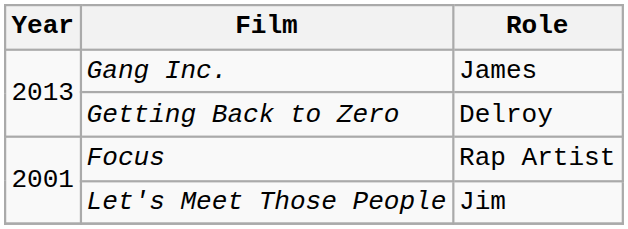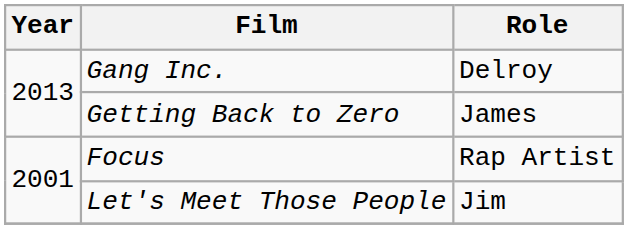(498, 71) James -> (506, 71) Delroy
(506, 114) Delroy -> (498, 114) James
